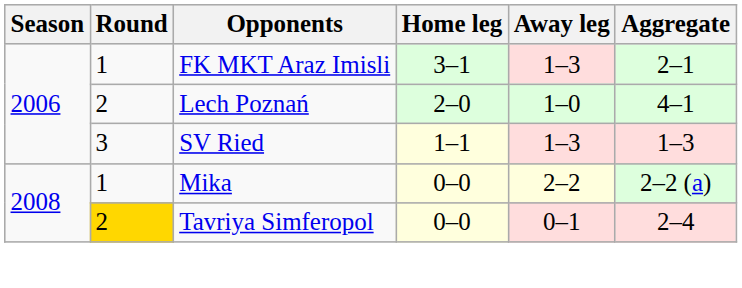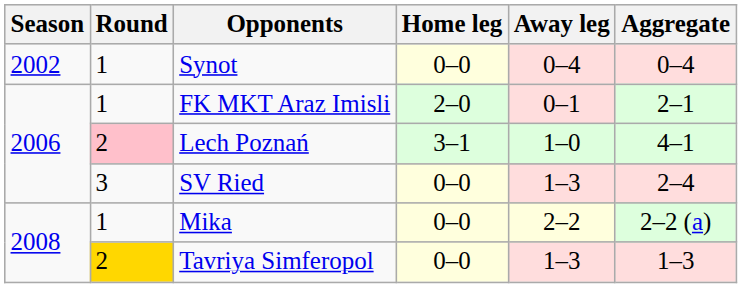+ row: (208, 63)
(452, 63) 3–1 -> (452, 103) 2–0
(562, 63) 1–3 -> (562, 103) 0–1
(102, 103) no background -> (102, 143) pink background
(452, 103) 2–0 -> (452, 143) 3–1
(452, 143) 1–1 -> (452, 182) 0–0
(676, 143) 1–3 -> (676, 182) 2–4
(562, 222) 0–1 -> (562, 261) 1–3
(676, 222) 2–4 -> (676, 261) 1–3
